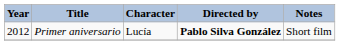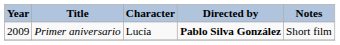(18, 31) 2012 -> (18, 31) 2009
